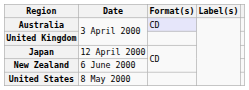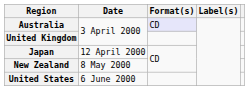(108, 65) 6 June 2000 -> (105, 65) 8 May 2000
(105, 79) 8 May 2000 -> (108, 79) 6 June 2000
